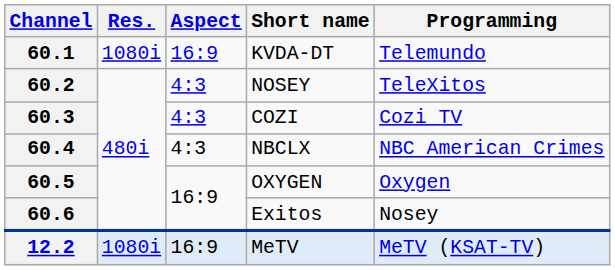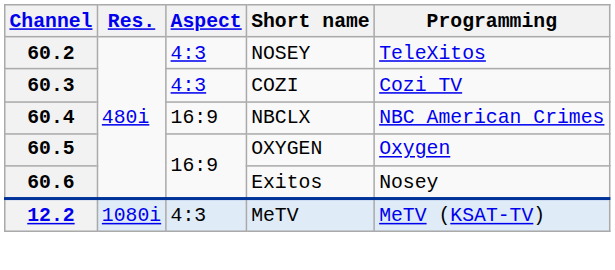- row: (51, 53)
(188, 150) 4:3 -> (194, 117) 16:9
(194, 248) 16:9 -> (188, 216) 4:3
